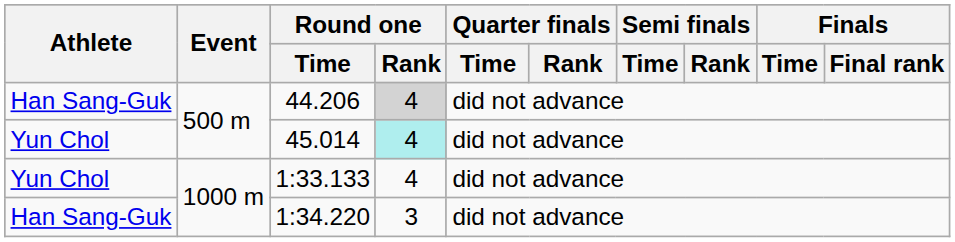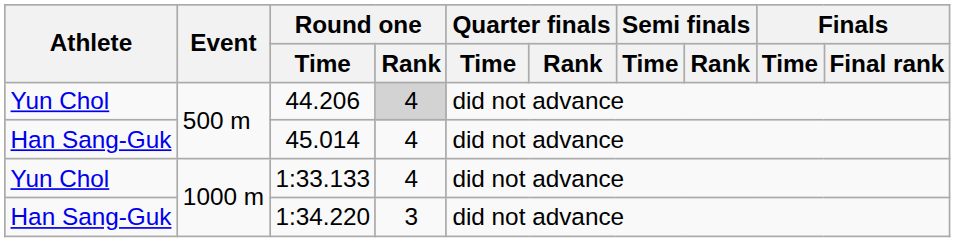(91, 101) Han Sang-Guk -> (60, 101) Yun Chol
(60, 140) Yun Chol -> (91, 140) Han Sang-Guk
(411, 140) paleturquoise background -> (411, 140) no background
